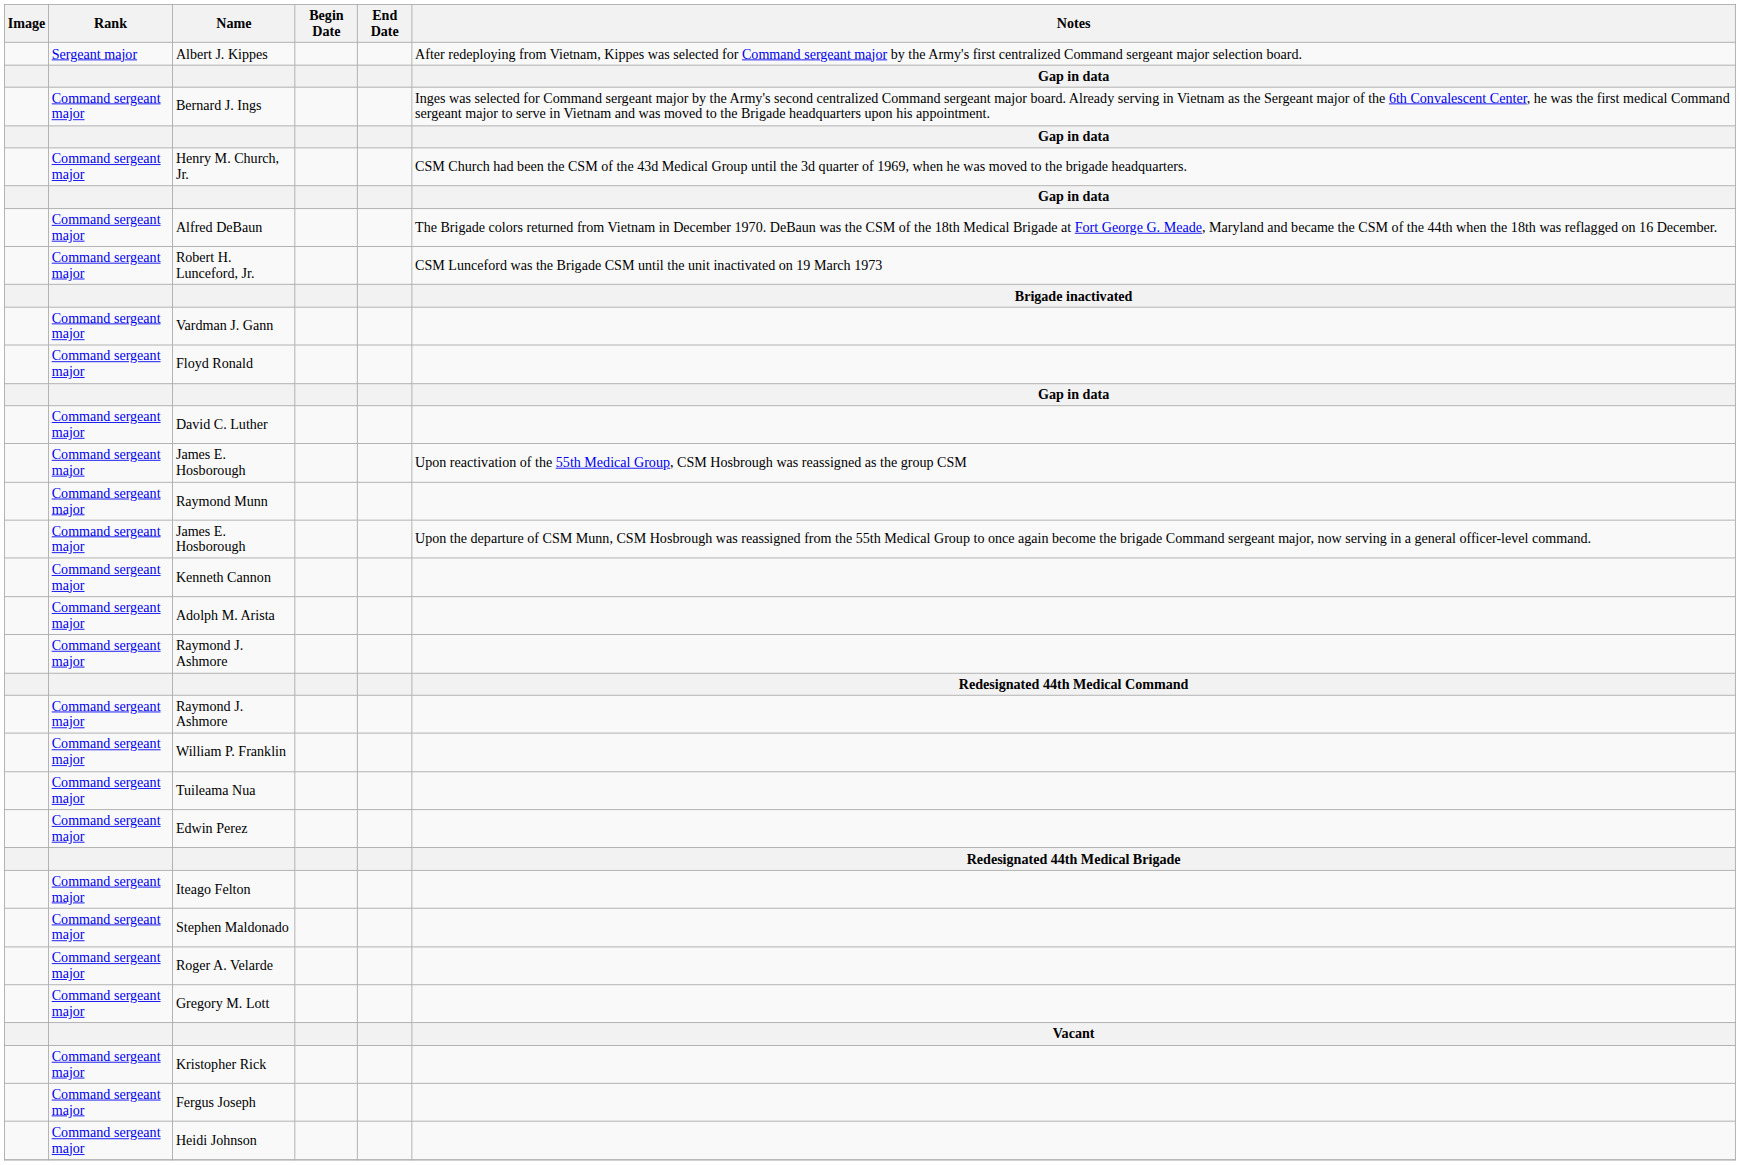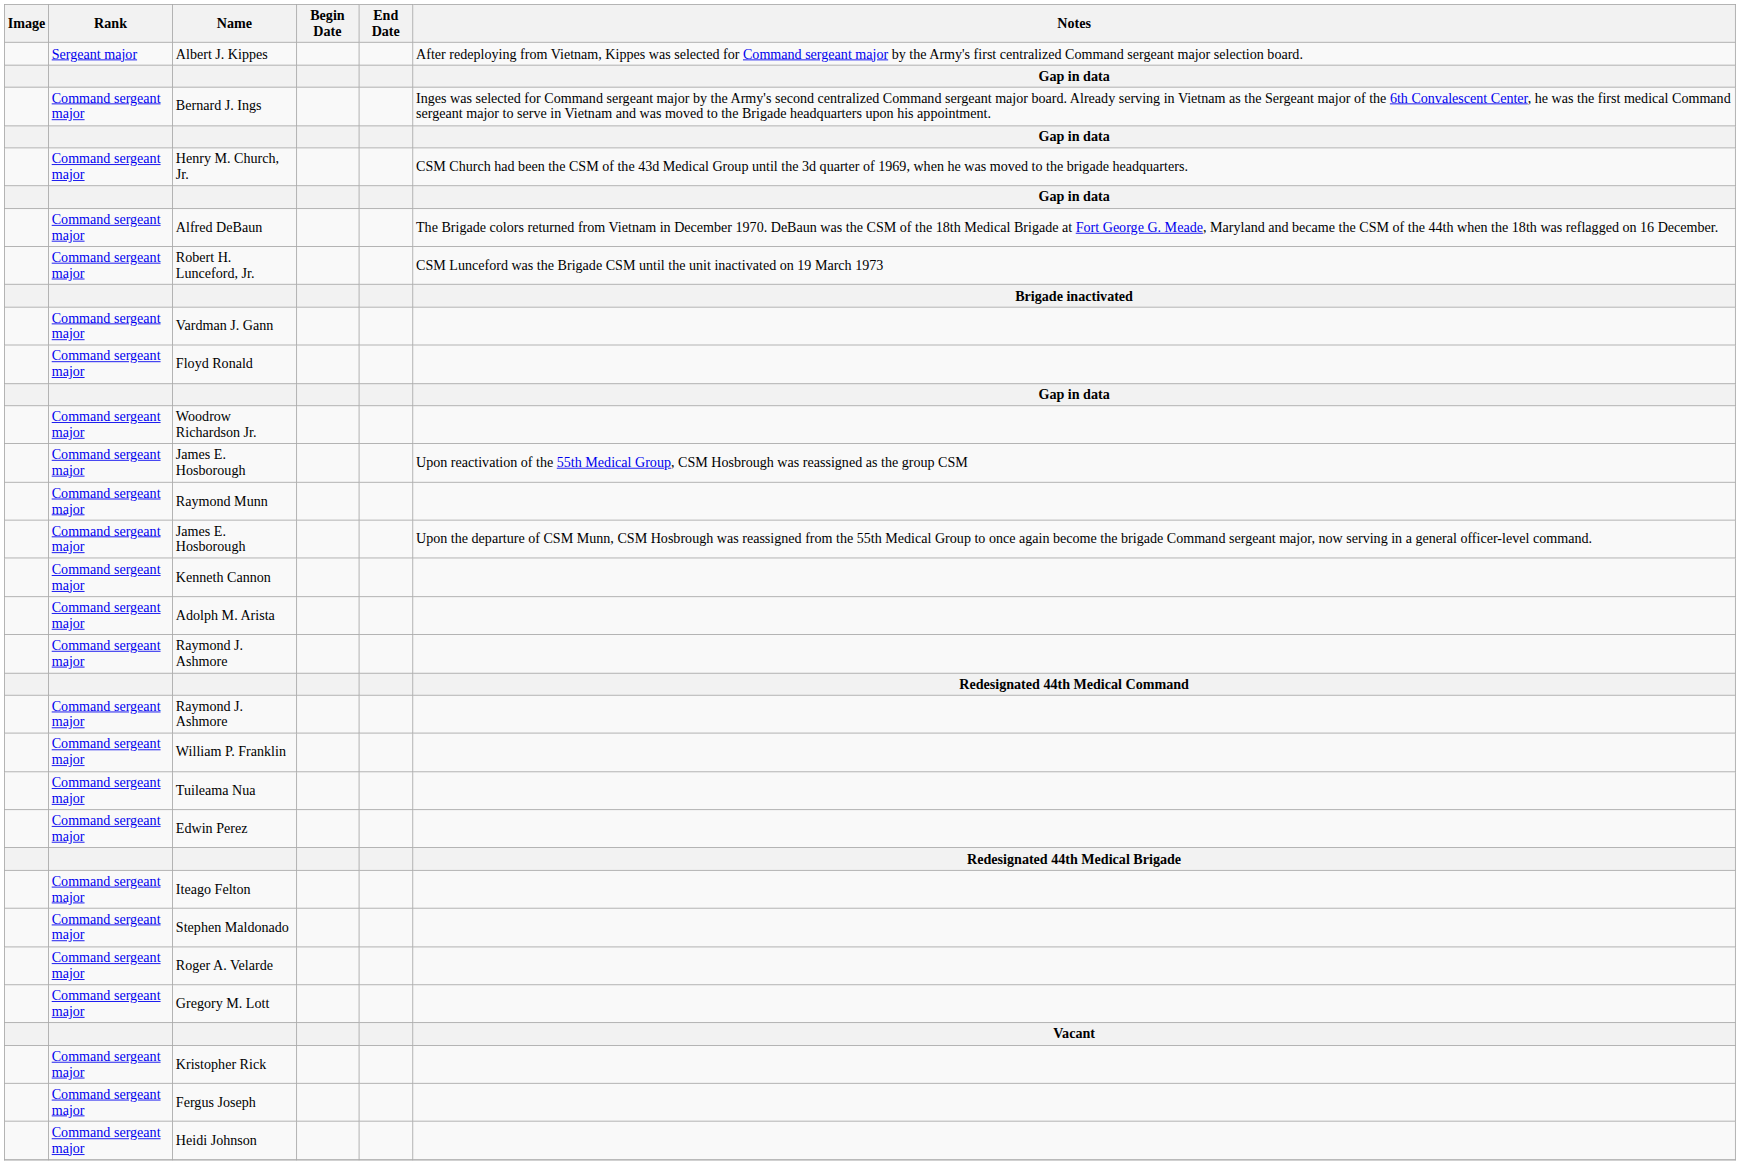+ row: (106, 424)
- row: (106, 424)
